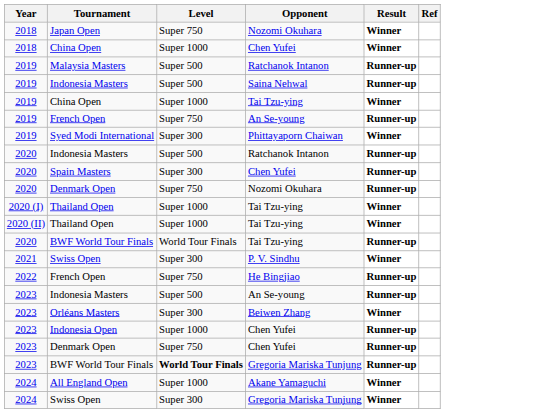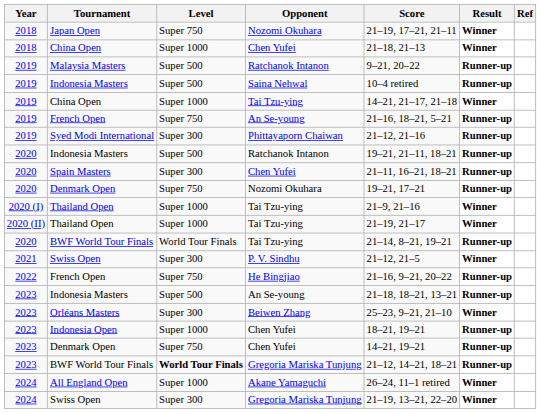+ column: (412, 13)
(384, 136) Winner -> (487, 136) Runner-up
